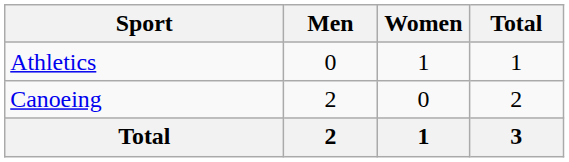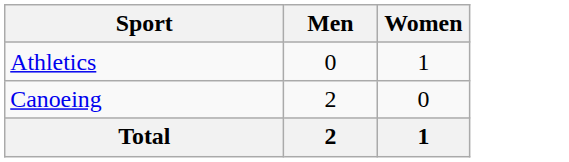- column: (516, 23)
